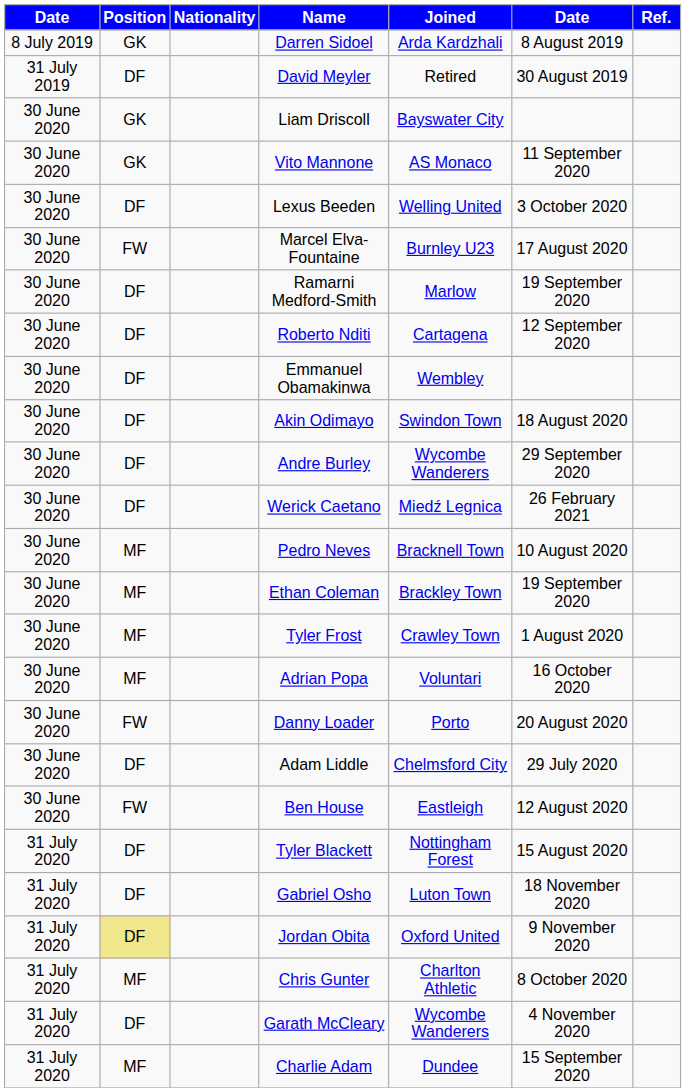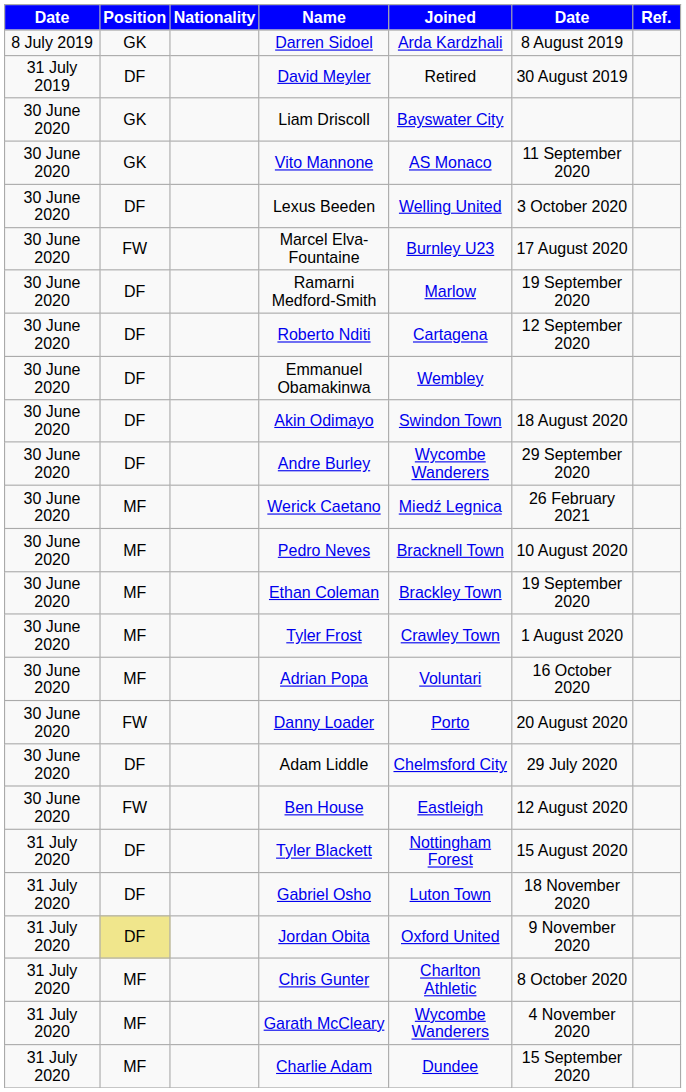(135, 507) DF -> (135, 507) MF
(135, 1023) DF -> (135, 1023) MF
